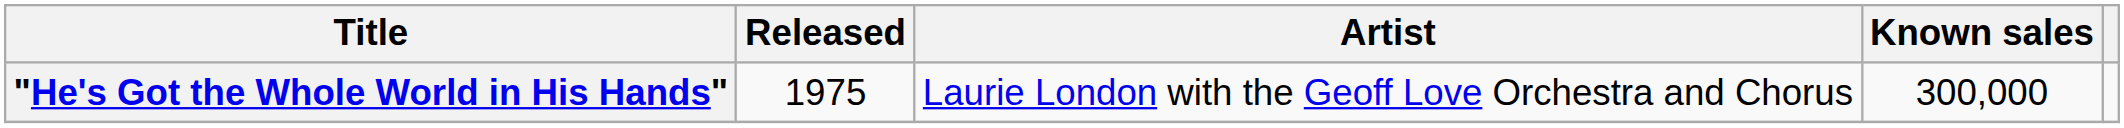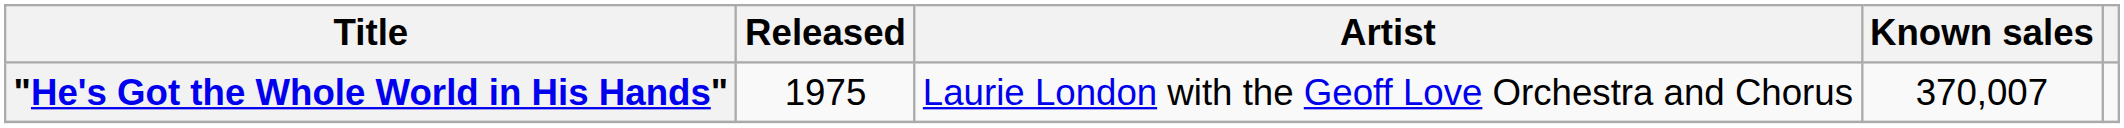(1982, 91) 300,000 -> (1982, 91) 370,007
